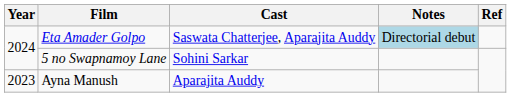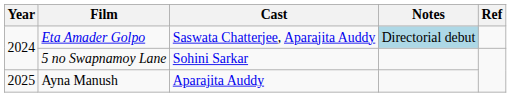(21, 80) 2023 -> (21, 80) 2025
